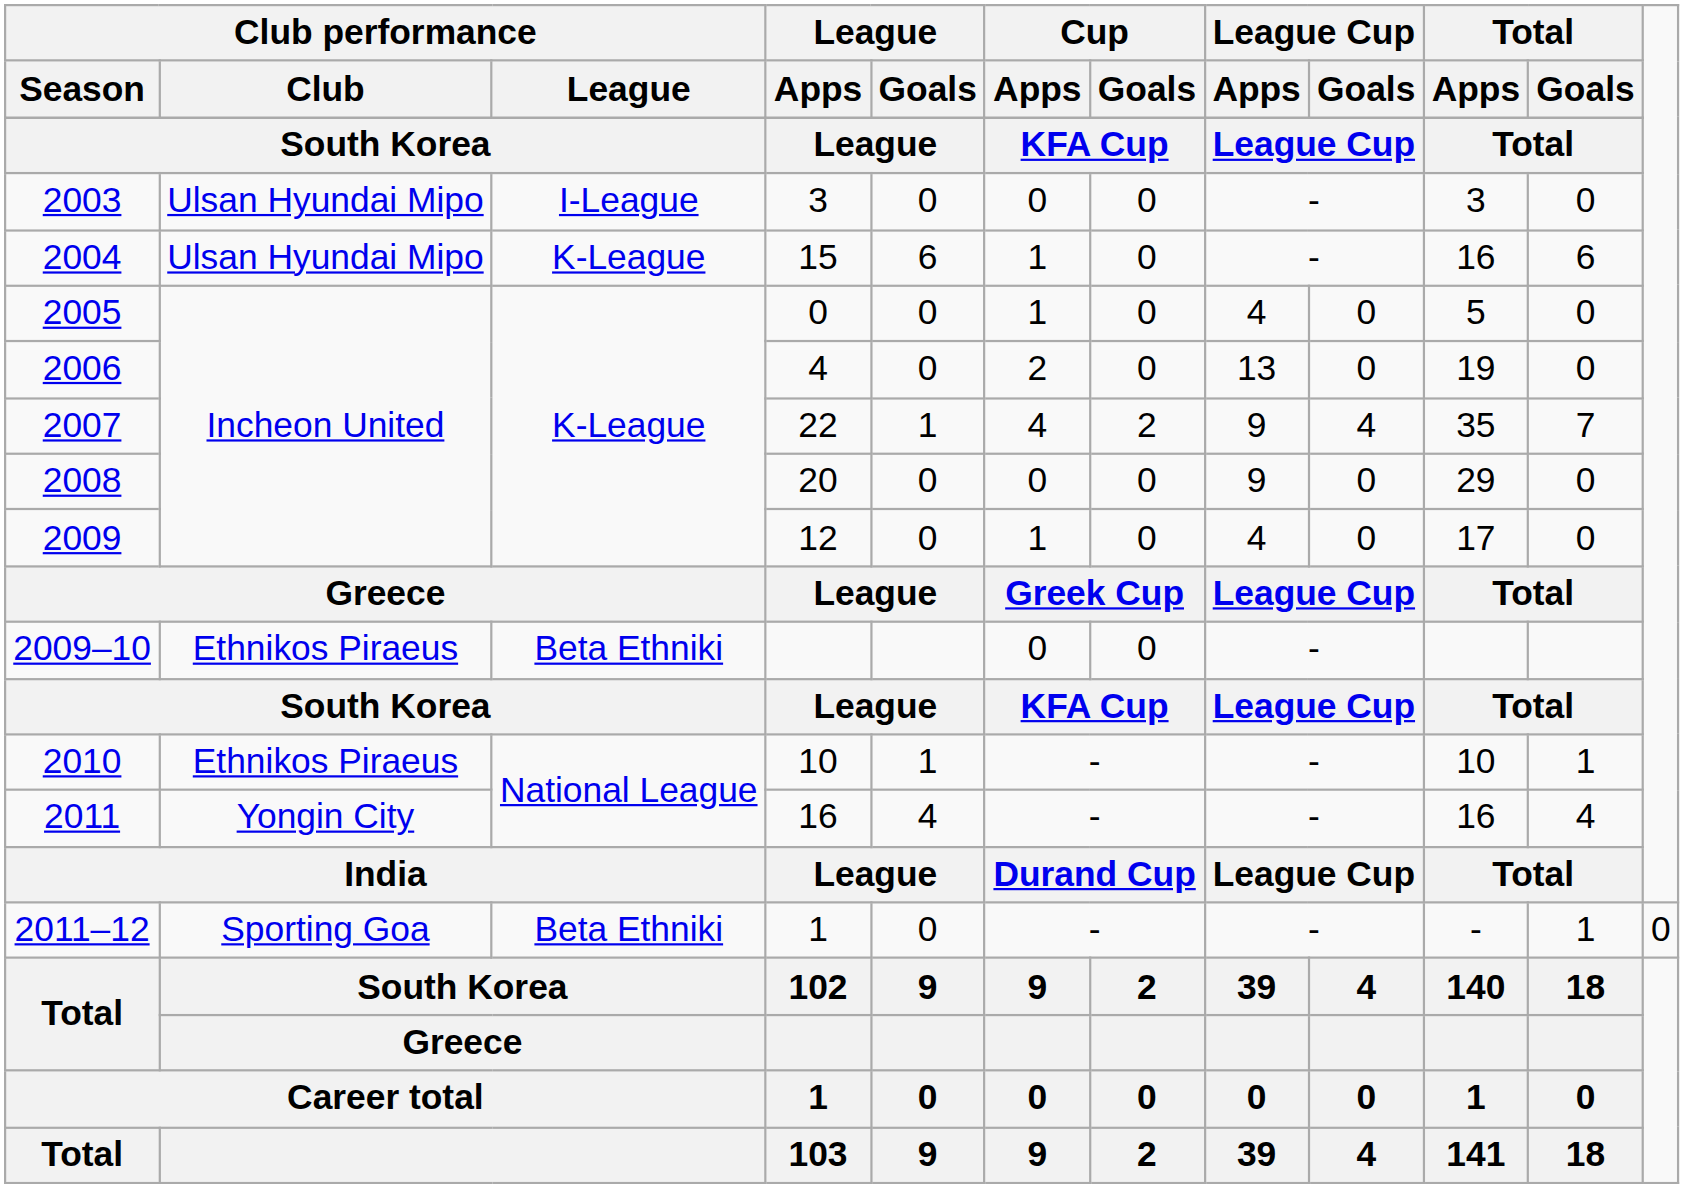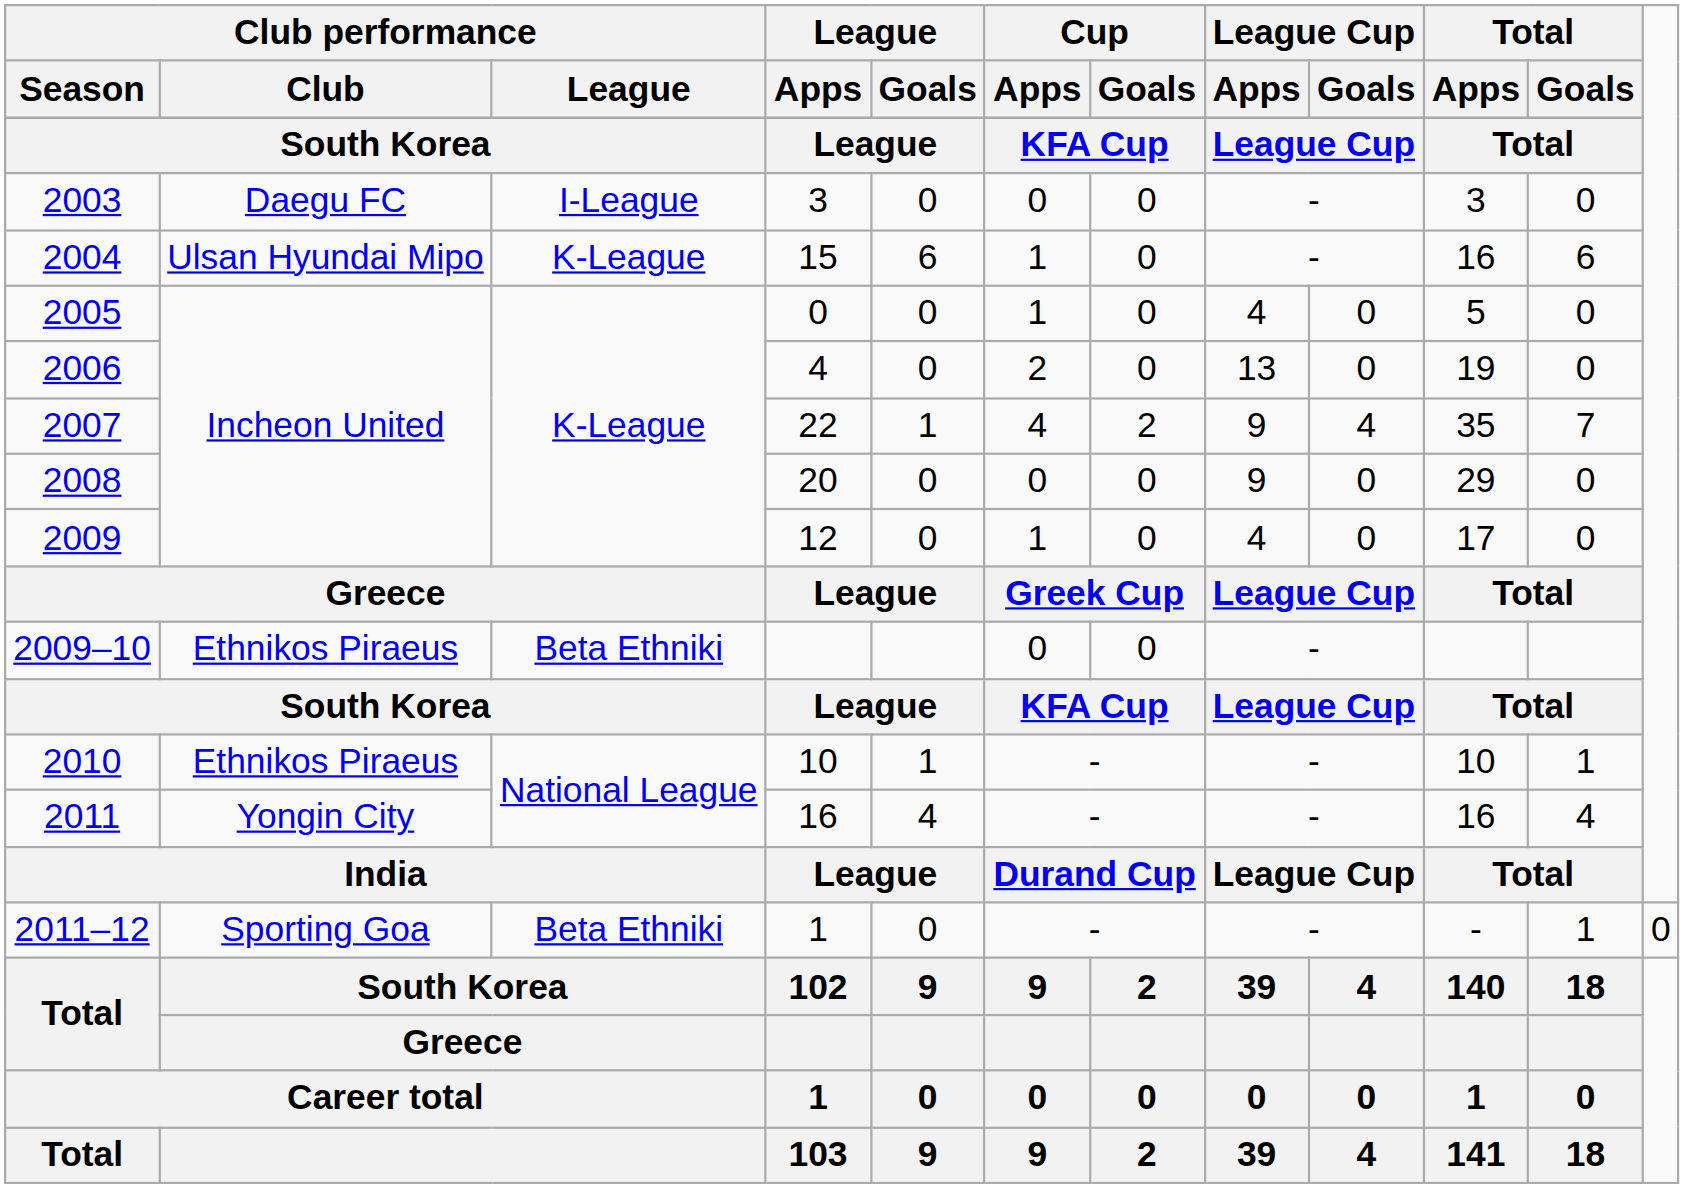(325, 200) Ulsan Hyundai Mipo -> (325, 200) Daegu FC
